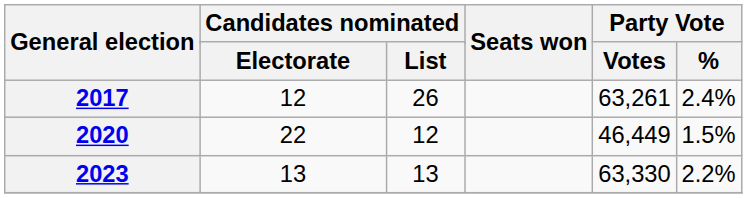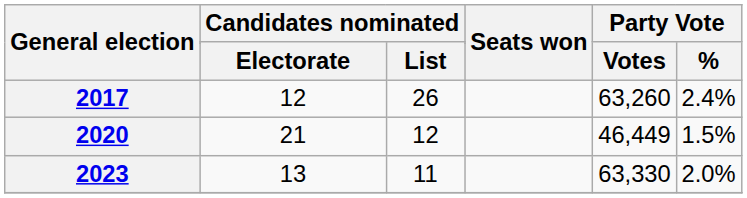(634, 98) 63,261 -> (634, 98) 63,260
(293, 135) 22 -> (293, 135) 21
(425, 173) 13 -> (425, 173) 11
(709, 173) 2.2% -> (709, 173) 2.0%
